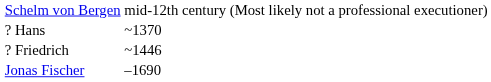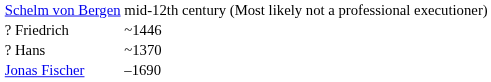rows swapped: (25, 30) <-> (37, 50)
